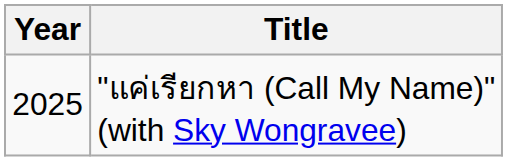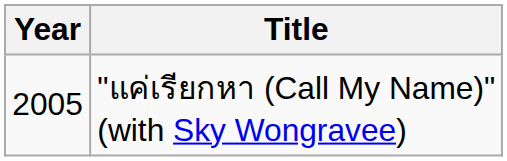(48, 104) 2025 -> (48, 104) 2005
